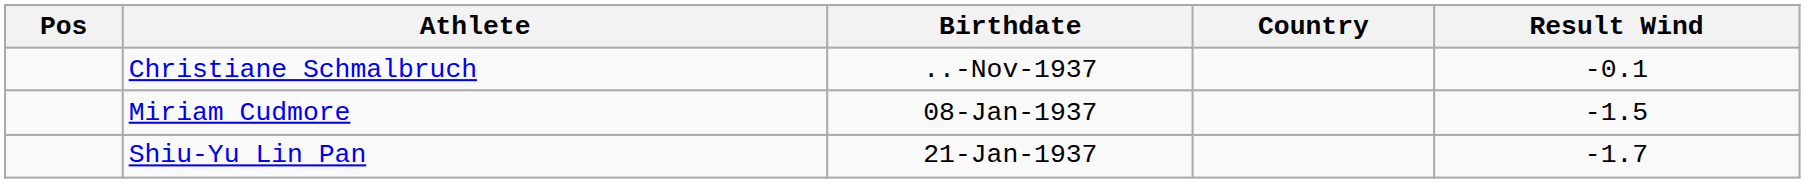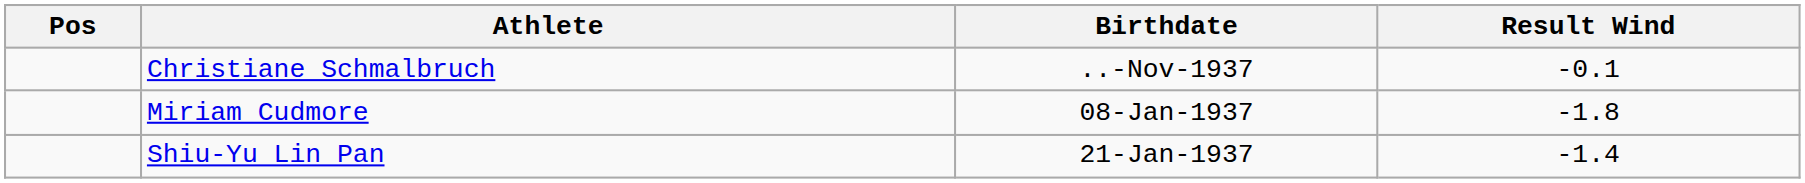- column: (1313, 27)
(1617, 113) -1.5 -> (1588, 113) -1.8
(1617, 156) -1.7 -> (1588, 156) -1.4
